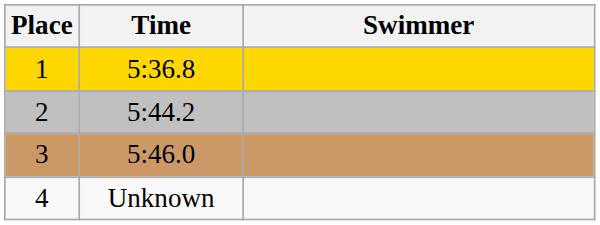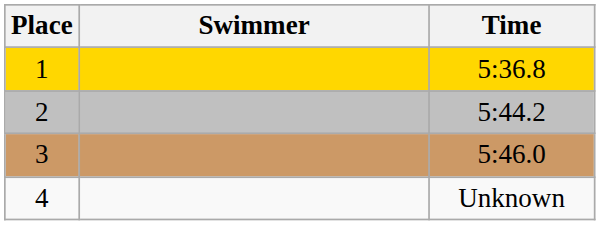columns swapped: (419, 25) <-> (161, 25)
